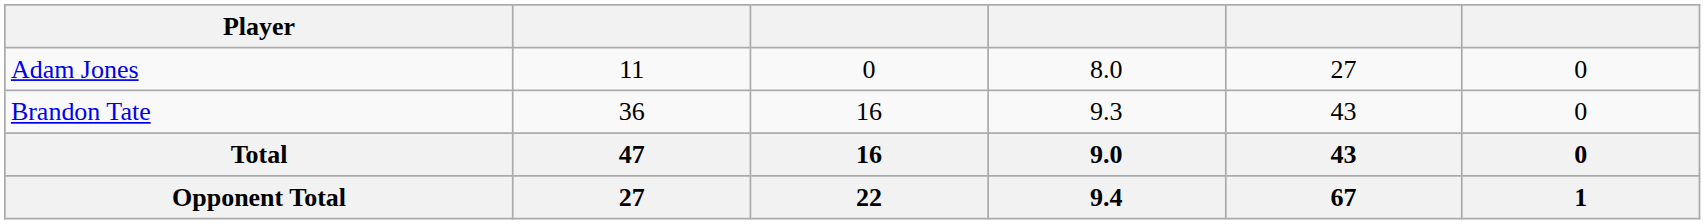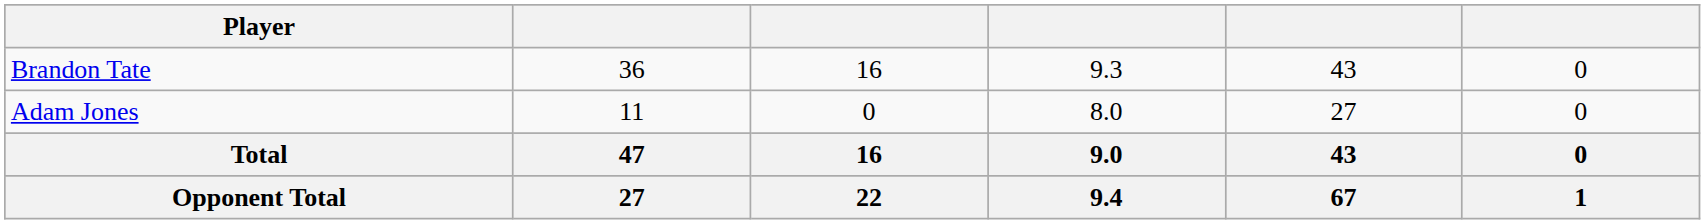rows swapped: (81, 111) <-> (75, 68)
